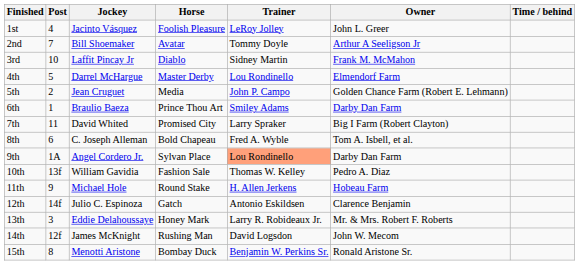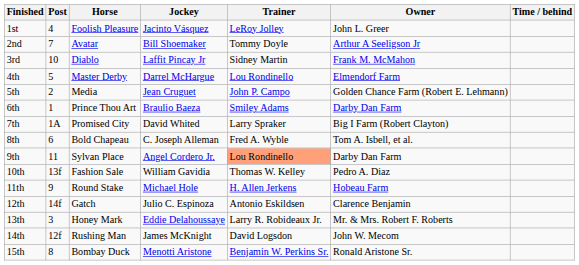columns swapped: (192, 12) <-> (112, 12)
(53, 124) 11 -> (54, 124) 1A
(54, 156) 1A -> (53, 156) 11
